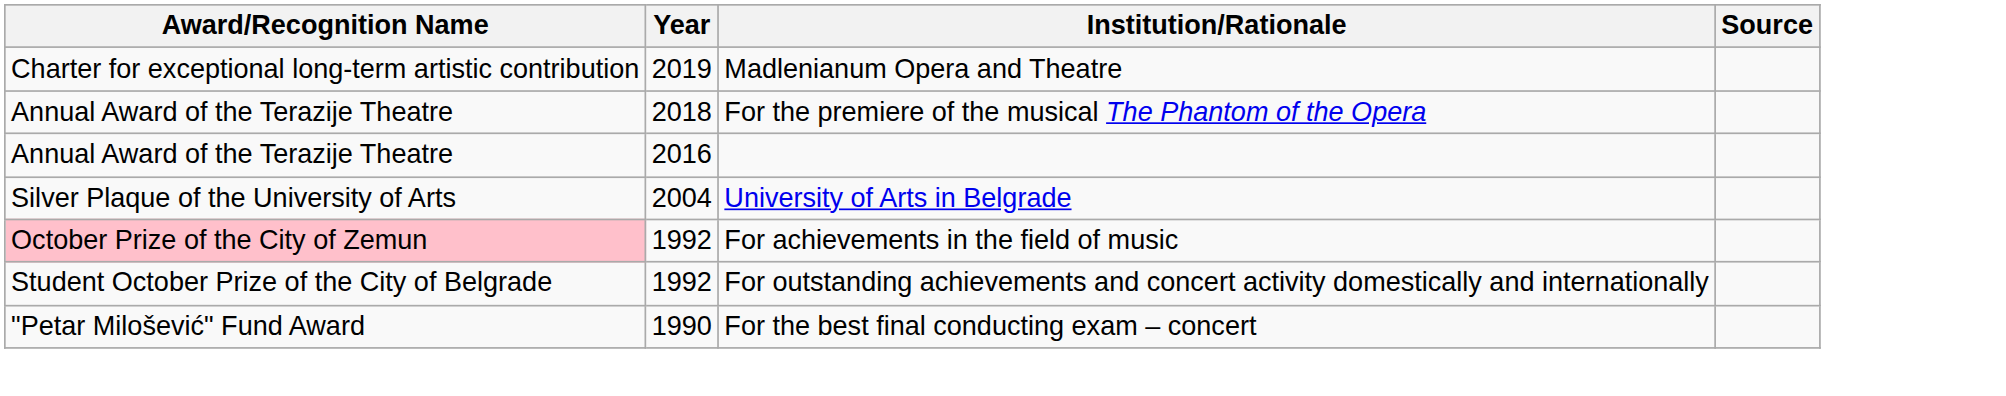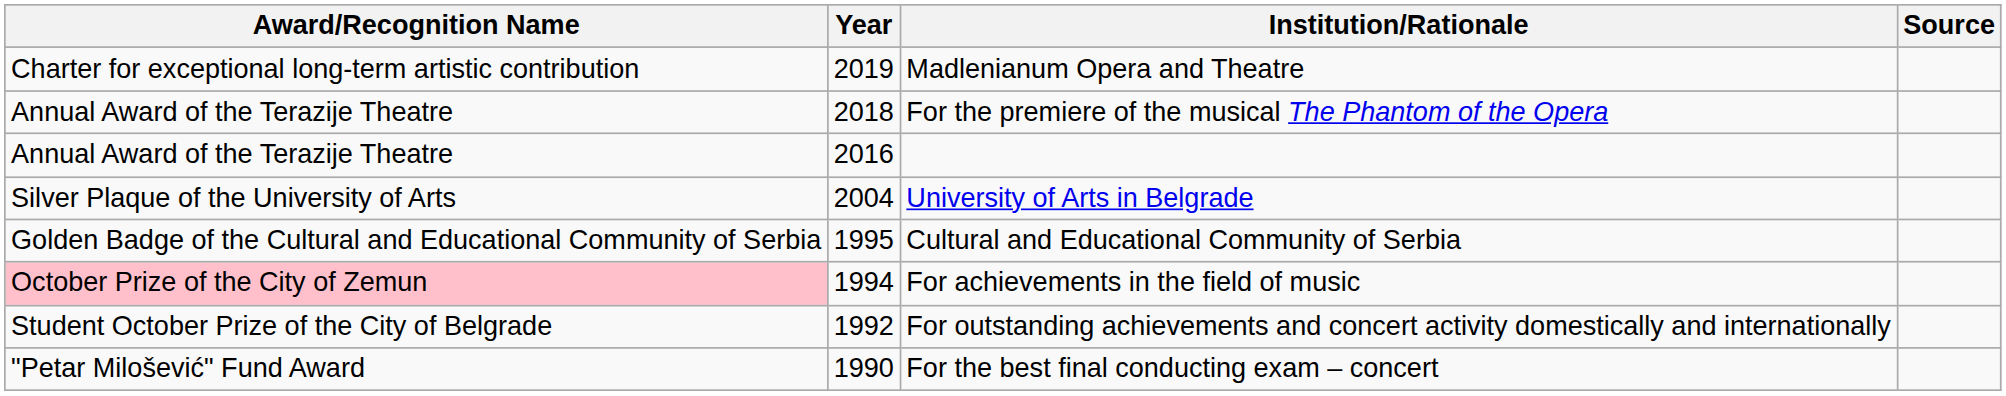+ row: (1184, 240)
(682, 240) 1992 -> (864, 283) 1994
